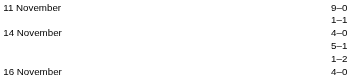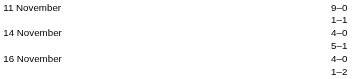rows swapped: (33, 71) <-> (70, 59)
